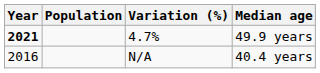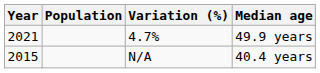(23, 36) bold -> (23, 36) normal
(23, 57) 2016 -> (23, 57) 2015
